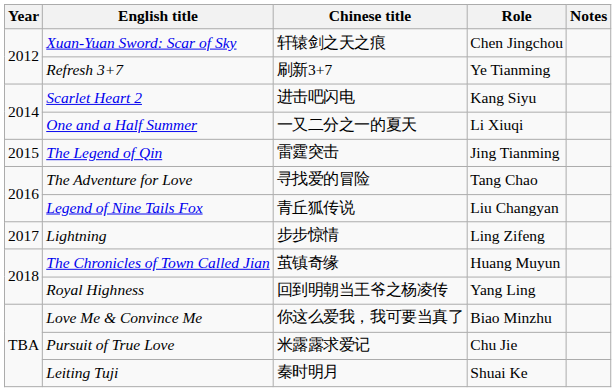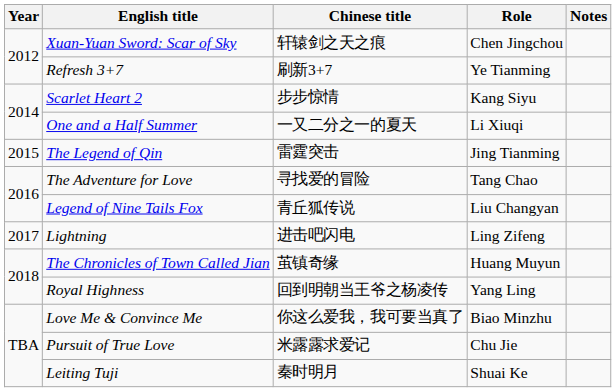(316, 97) 进击吧闪电 -> (308, 97) 步步惊情
(308, 235) 步步惊情 -> (316, 235) 进击吧闪电
